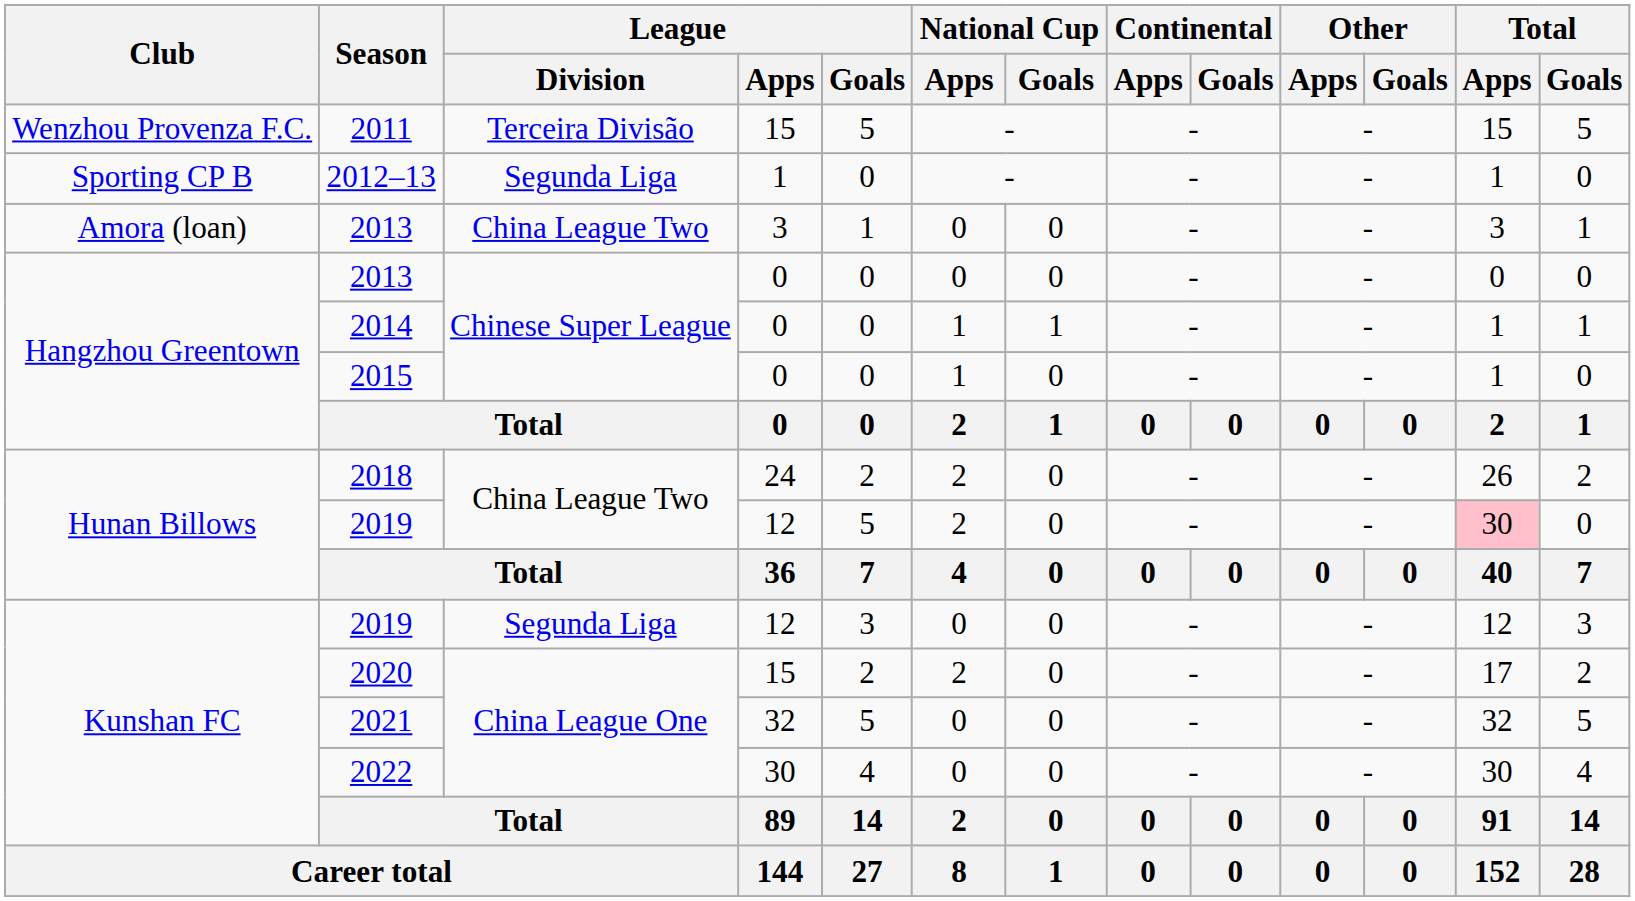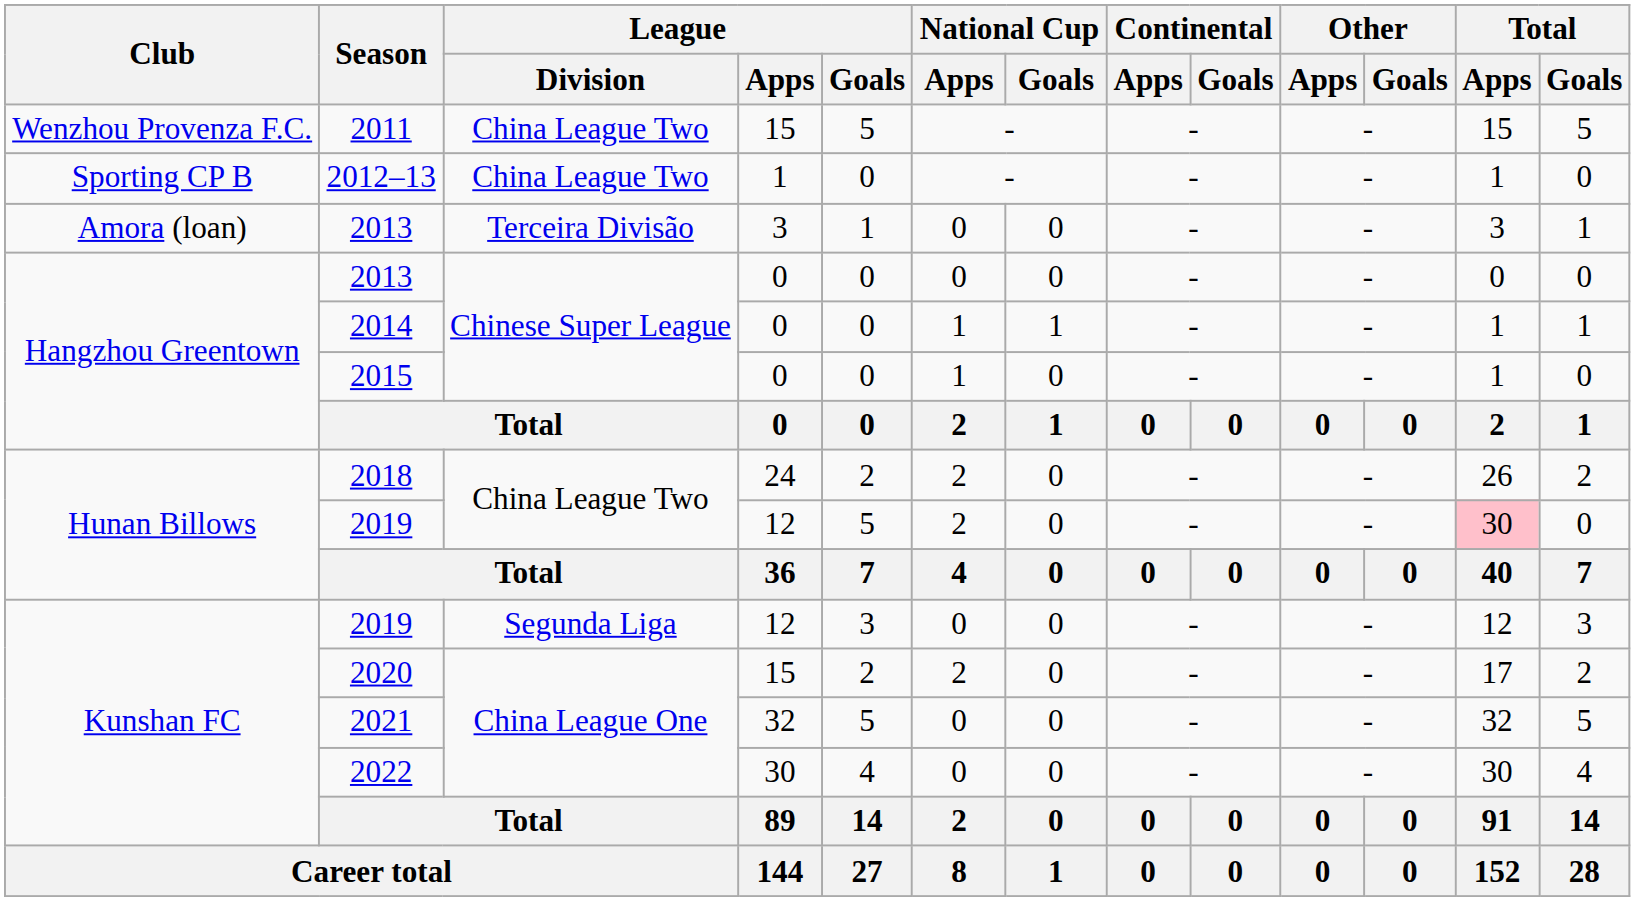(590, 128) Terceira Divisão -> (590, 128) China League Two
(590, 177) Segunda Liga -> (590, 177) China League Two
(590, 227) China League Two -> (590, 227) Terceira Divisão
